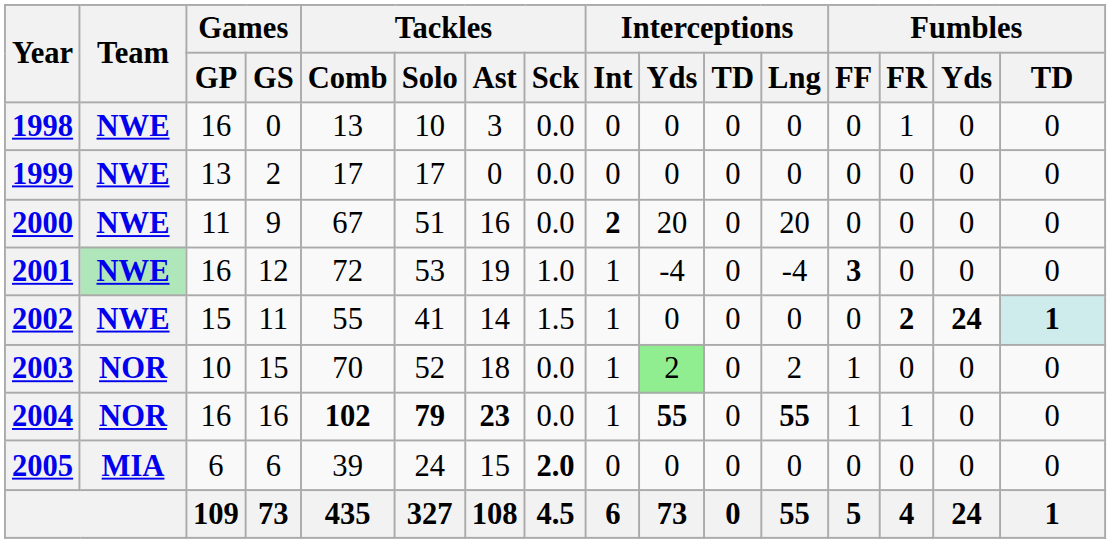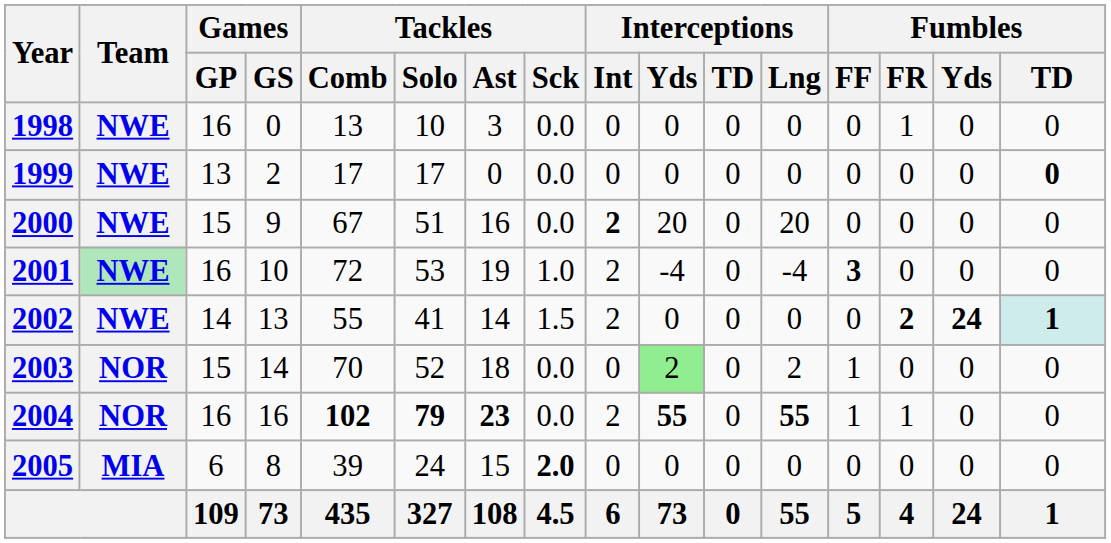(1052, 174) normal -> (1052, 174) bold
(216, 222) 11 -> (216, 222) 15
(273, 271) 12 -> (273, 271) 10
(613, 271) 1 -> (613, 271) 2
(216, 319) 15 -> (216, 319) 14
(273, 319) 11 -> (273, 319) 13
(613, 319) 1 -> (613, 319) 2
(216, 367) 10 -> (216, 367) 15
(273, 367) 15 -> (273, 367) 14
(613, 367) 1 -> (613, 367) 0
(613, 416) 1 -> (613, 416) 2
(273, 464) 6 -> (273, 464) 8
